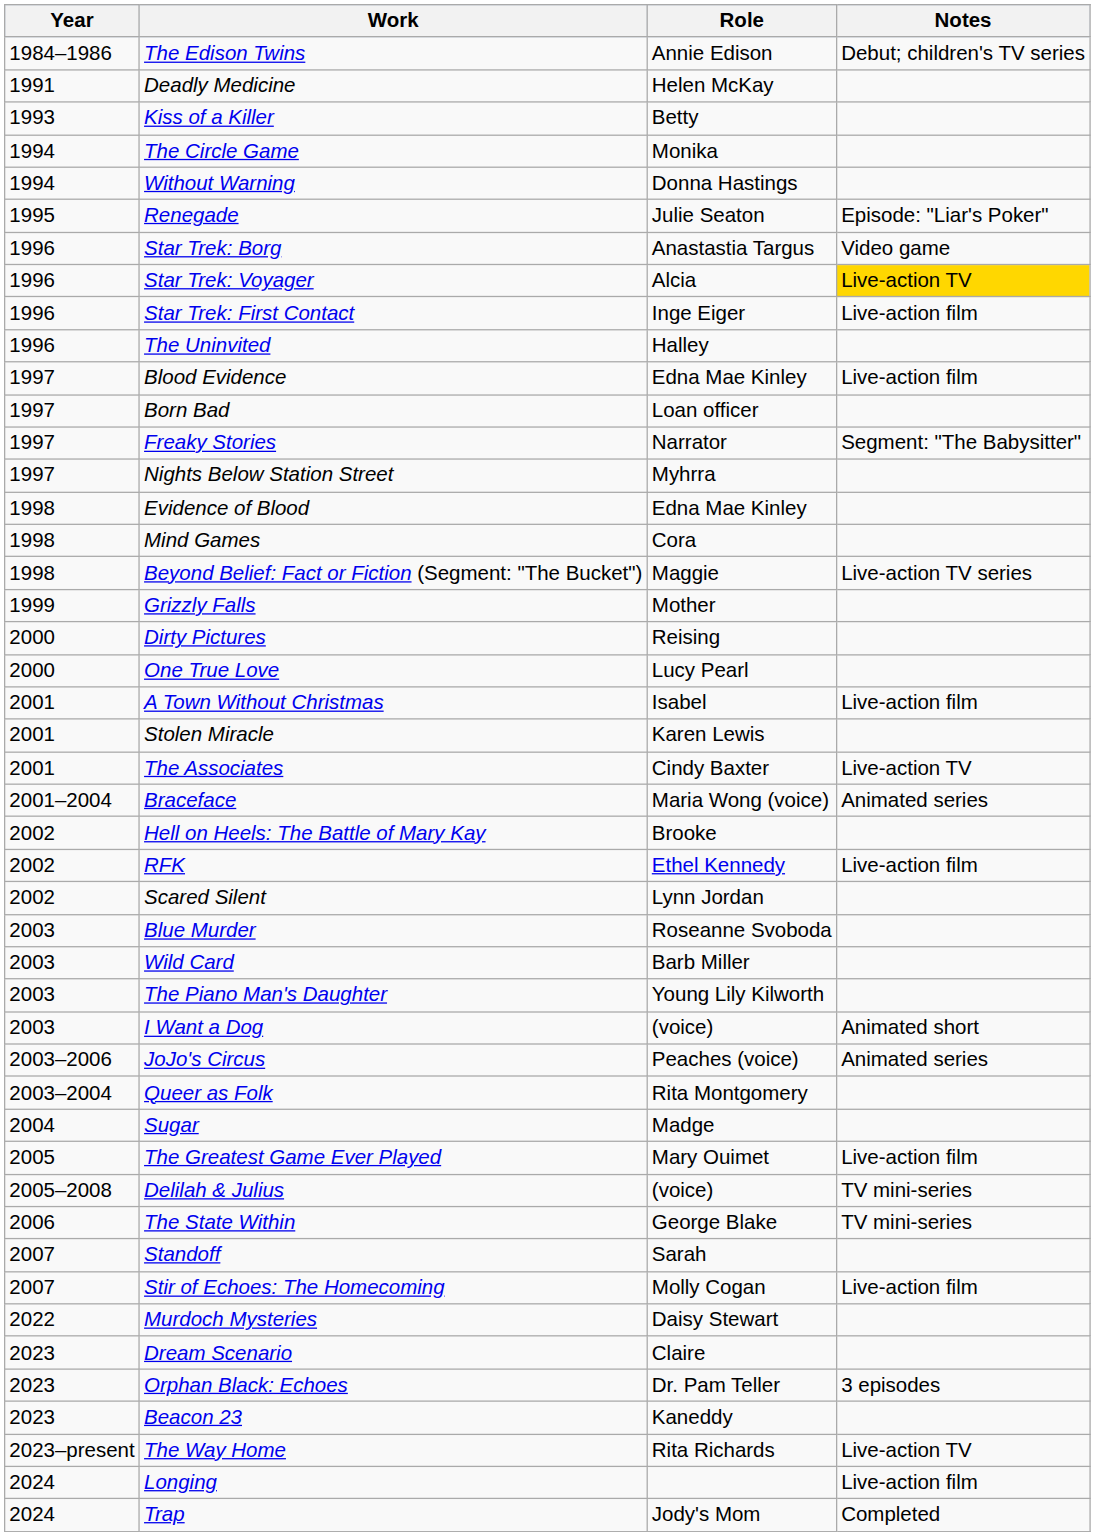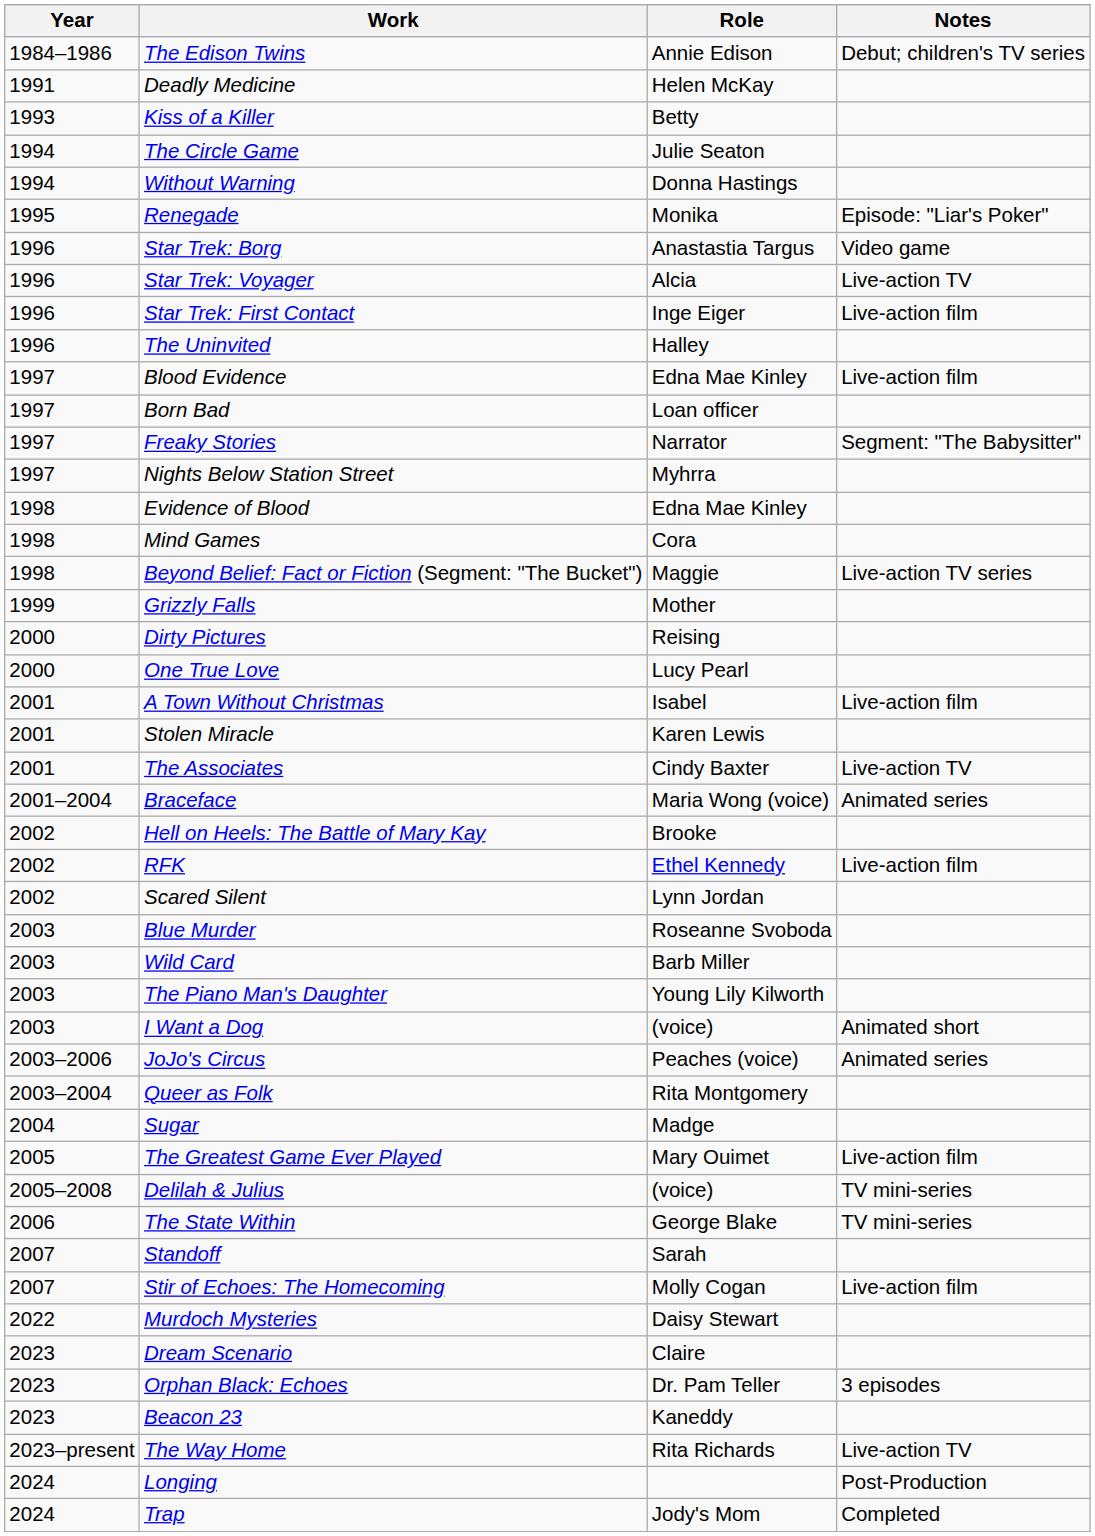(685, 150) Monika -> (708, 150) Julie Seaton
(708, 215) Julie Seaton -> (685, 215) Monika
(906, 280) gold background -> (906, 280) no background
(909, 1482) Live-action film -> (914, 1482) Post-Production
